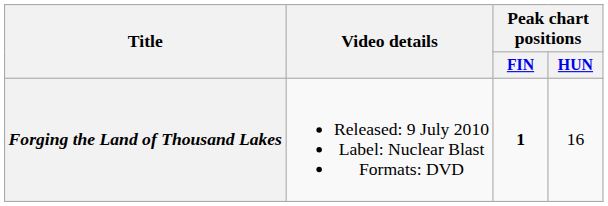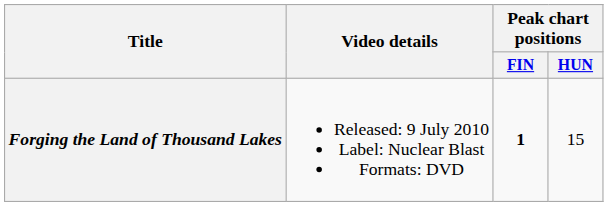(575, 139) 16 -> (575, 139) 15
